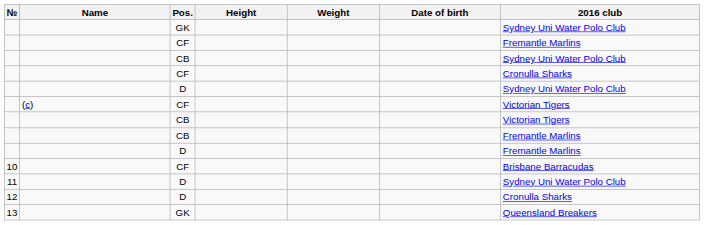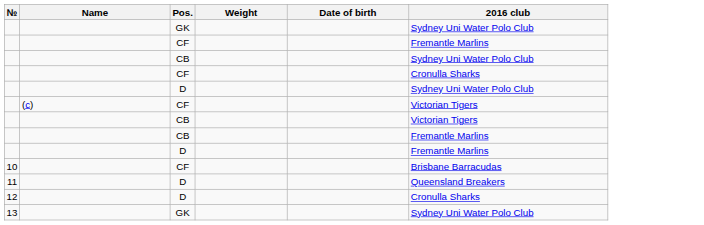- column: (241, 12)
(564, 182) Sydney Uni Water Polo Club -> (458, 182) Queensland Breakers
(550, 212) Queensland Breakers -> (472, 212) Sydney Uni Water Polo Club
